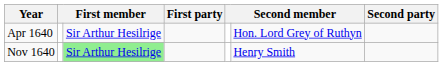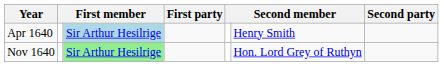(114, 33) no background -> (114, 33) lightblue background
(298, 33) Hon. Lord Grey of Ruthyn -> (264, 33) Henry Smith
(264, 52) Henry Smith -> (298, 52) Hon. Lord Grey of Ruthyn
